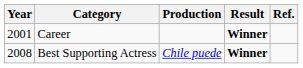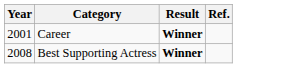- column: (192, 14)
